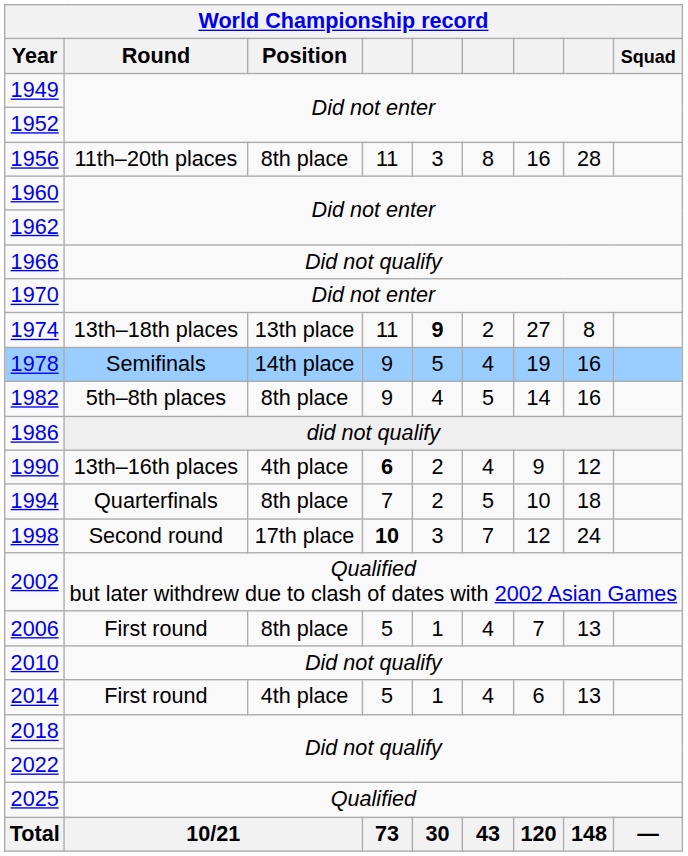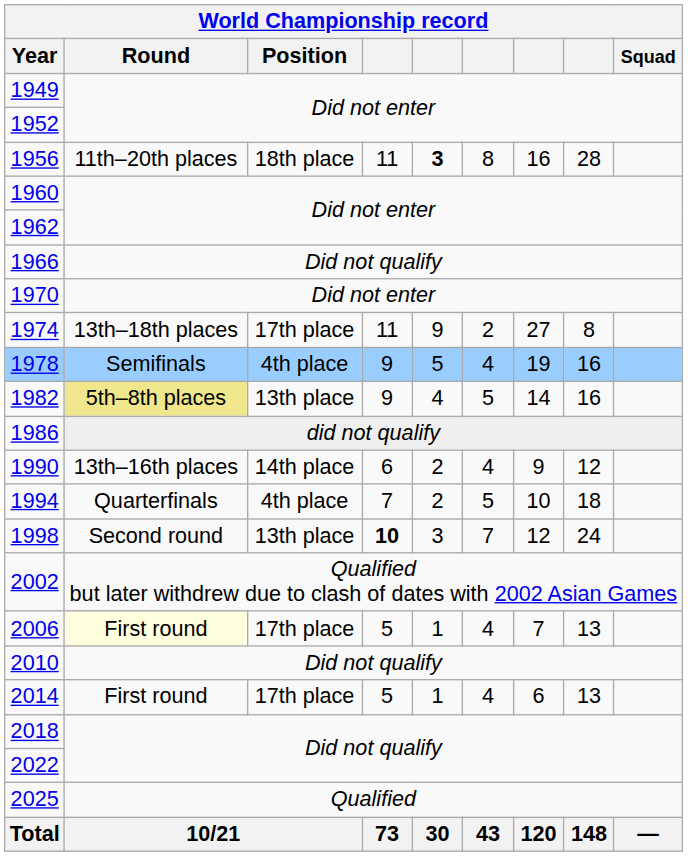(305, 158) 8th place -> (305, 158) 18th place
(438, 158) normal -> (438, 158) bold
(305, 329) 13th place -> (305, 329) 17th place
(438, 329) bold -> (438, 329) normal
(305, 364) 14th place -> (305, 364) 4th place
(156, 398) no background -> (156, 398) khaki background
(305, 398) 8th place -> (305, 398) 13th place
(305, 466) 4th place -> (305, 466) 14th place
(387, 466) bold -> (387, 466) normal
(305, 501) 8th place -> (305, 501) 4th place
(305, 535) 17th place -> (305, 535) 13th place
(156, 628) no background -> (156, 628) lightyellow background
(305, 628) 8th place -> (305, 628) 17th place
(305, 696) 4th place -> (305, 696) 17th place
